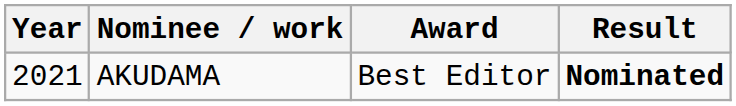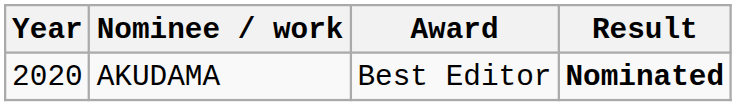(47, 77) 2021 -> (47, 77) 2020
